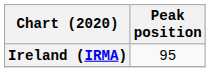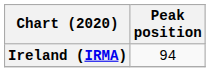(168, 56) 95 -> (168, 56) 94
